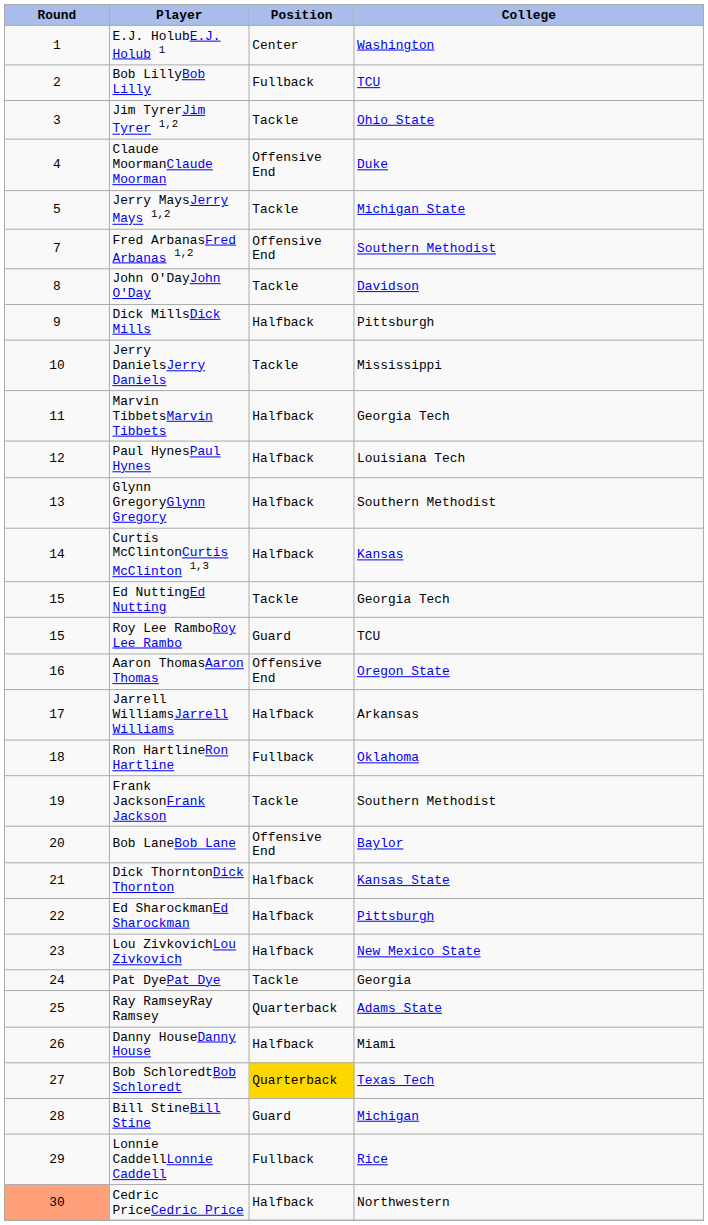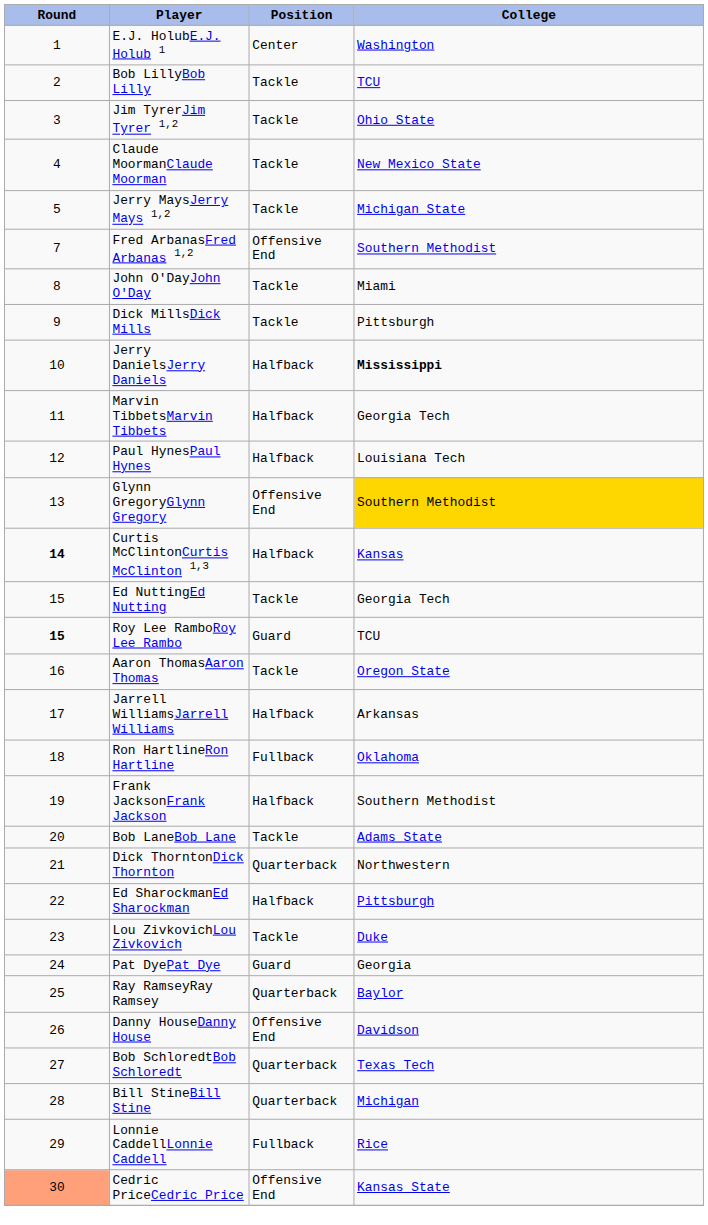(283, 83) Fullback -> (275, 83) Tackle
(287, 165) Offensive End -> (275, 165) Tackle
(373, 165) Duke -> (419, 165) New Mexico State
(388, 286) Davidson -> (376, 286) Miami
(283, 322) Halfback -> (275, 322) Tackle
(275, 365) Tackle -> (283, 365) Halfback
(400, 365) normal -> (400, 365) bold
(283, 503) Halfback -> (287, 503) Offensive End
(427, 503) no background -> (427, 503) gold background
(57, 555) normal -> (57, 555) bold
(57, 636) normal -> (57, 636) bold
(287, 671) Offensive End -> (275, 671) Tackle
(275, 801) Tackle -> (283, 801) Halfback
(287, 844) Offensive End -> (275, 837) Tackle
(380, 844) Baylor -> (400, 837) Adams State
(283, 880) Halfback -> (295, 865) Quarterback
(403, 880) Kansas State -> (403, 865) Northwestern
(283, 952) Halfback -> (275, 937) Tackle
(419, 952) New Mexico State -> (373, 937) Duke
(275, 980) Tackle -> (272, 966) Guard
(400, 1009) Adams State -> (380, 994) Baylor
(283, 1045) Halfback -> (287, 1030) Offensive End
(376, 1045) Miami -> (388, 1030) Davidson
(295, 1080) gold background -> (295, 1066) no background
(272, 1116) Guard -> (295, 1101) Quarterback
(283, 1203) Halfback -> (287, 1188) Offensive End
(403, 1203) Northwestern -> (403, 1188) Kansas State
